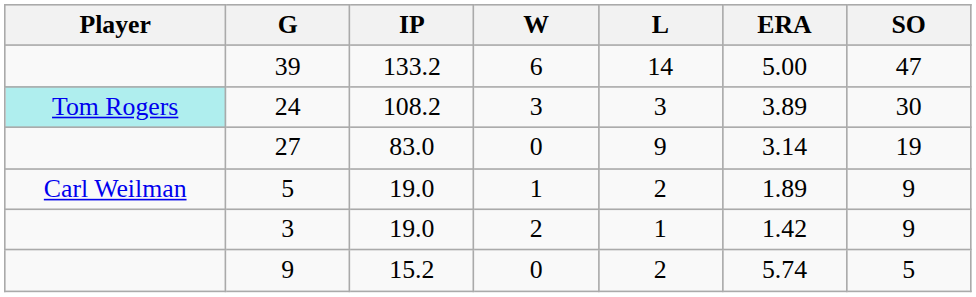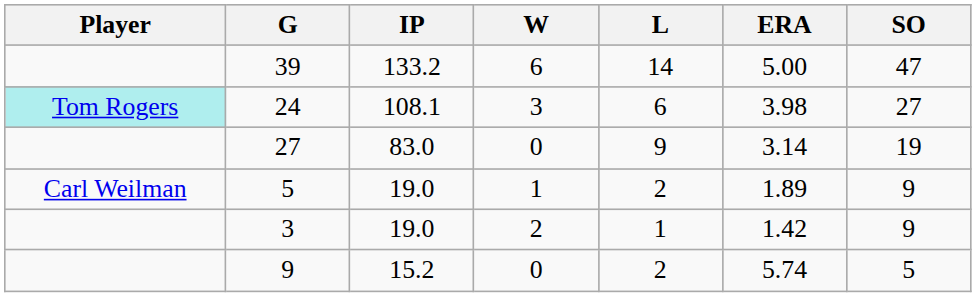(412, 106) 108.2 -> (412, 106) 108.1
(660, 106) 3 -> (660, 106) 6
(784, 106) 3.89 -> (784, 106) 3.98
(909, 106) 30 -> (909, 106) 27
